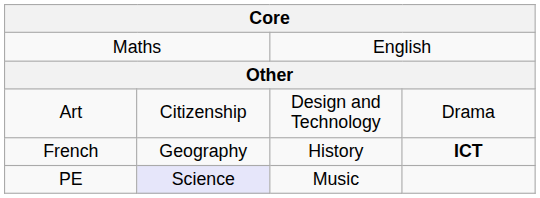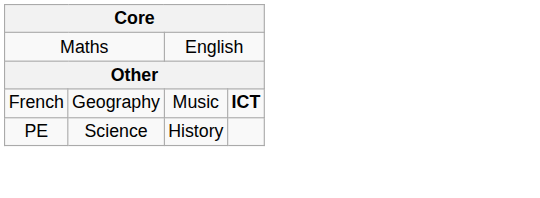- row: (71, 113)
(336, 151) History -> (196, 103) Music
(203, 179) lavender background -> (116, 131) no background
(336, 179) Music -> (196, 131) History
